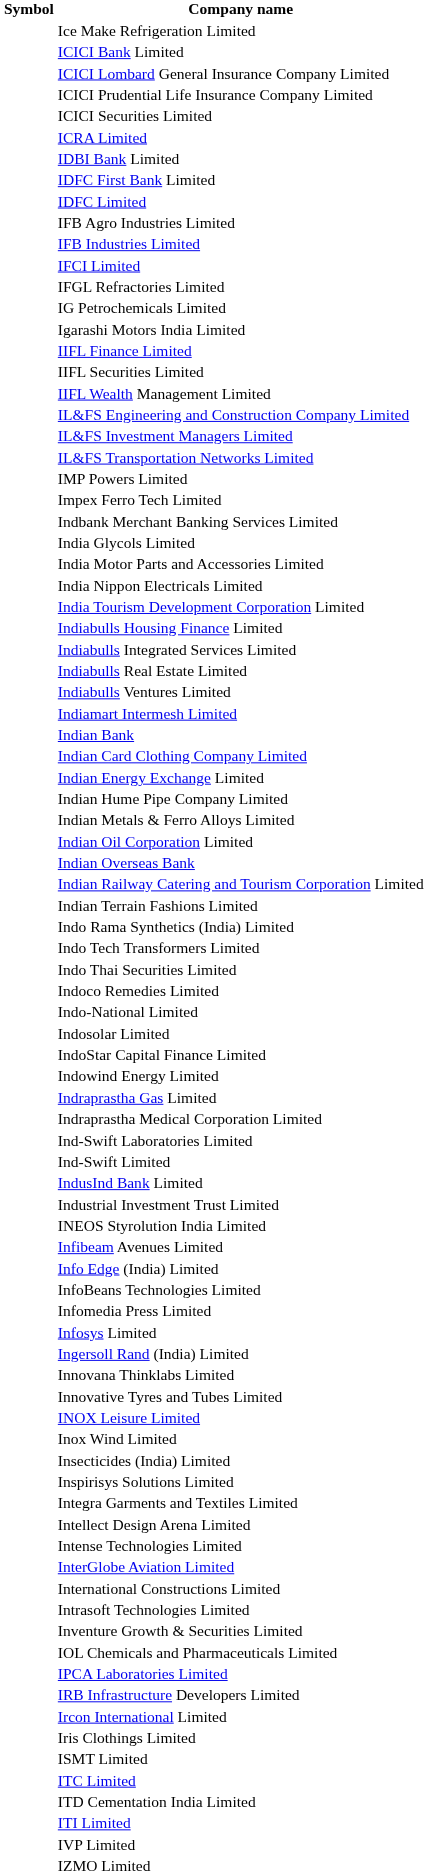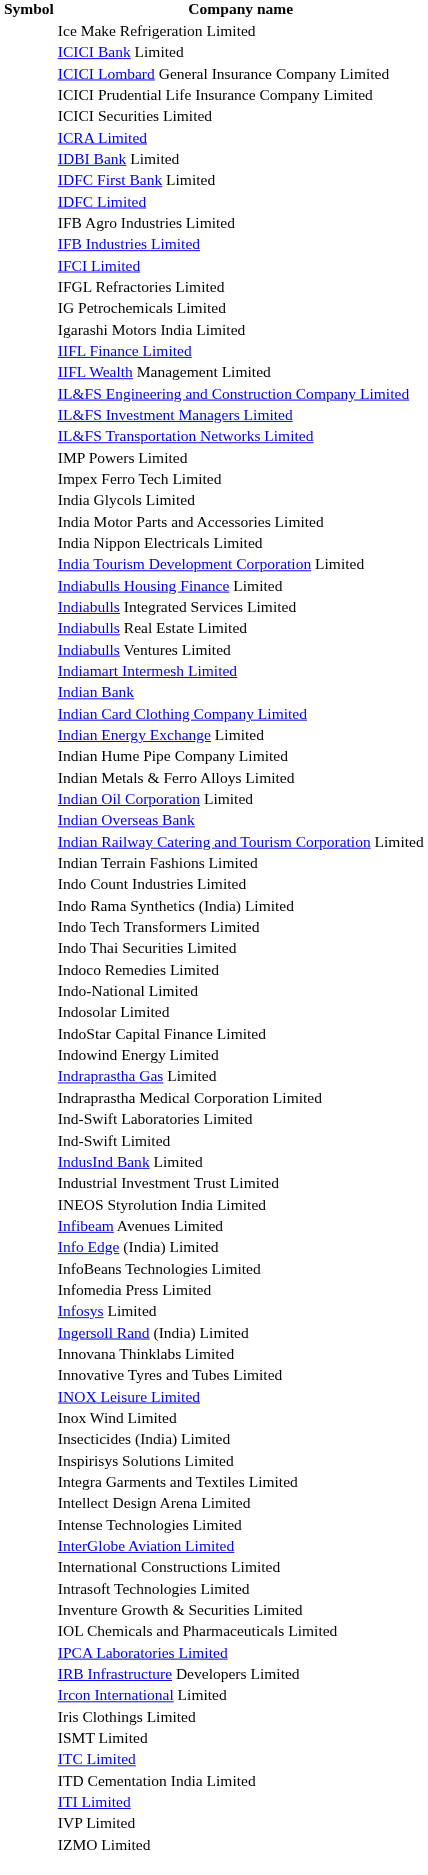- row: (131, 372)
- row: (198, 521)
+ row: (152, 884)
